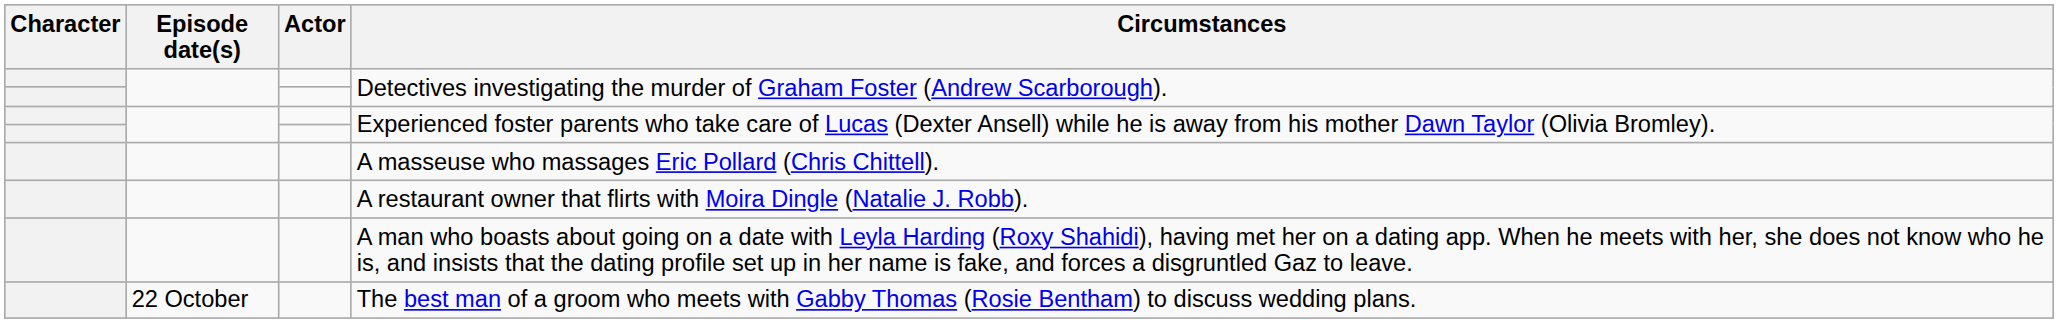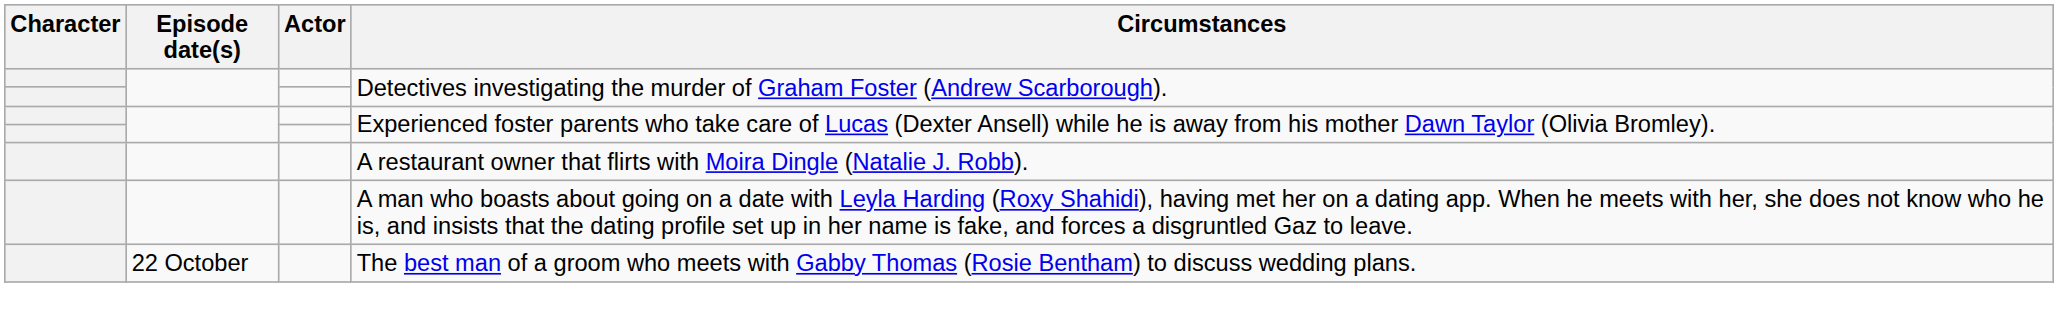- row: (202, 162)
